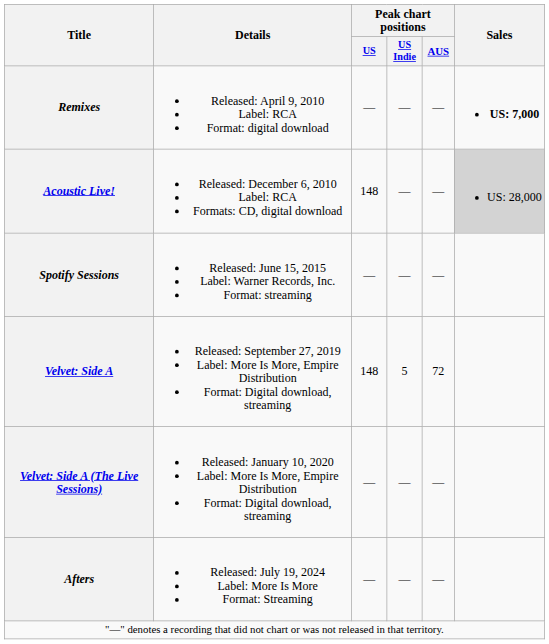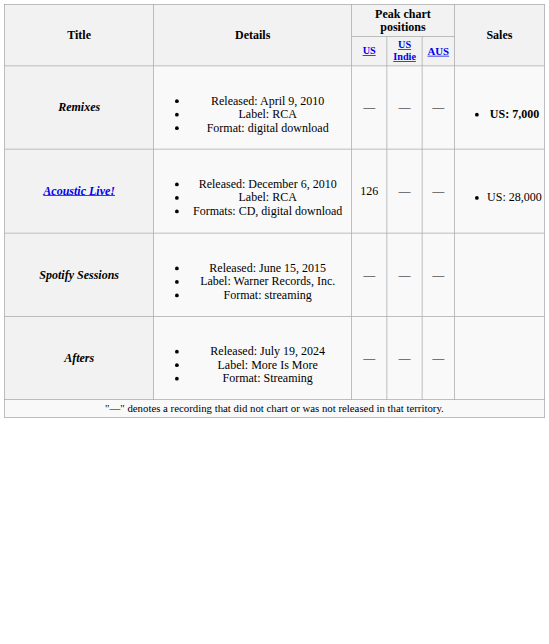(369, 191) 148 -> (369, 191) 126
(499, 198) lightgrey background -> (499, 198) no background
- row: (79, 371)
- row: (79, 482)
